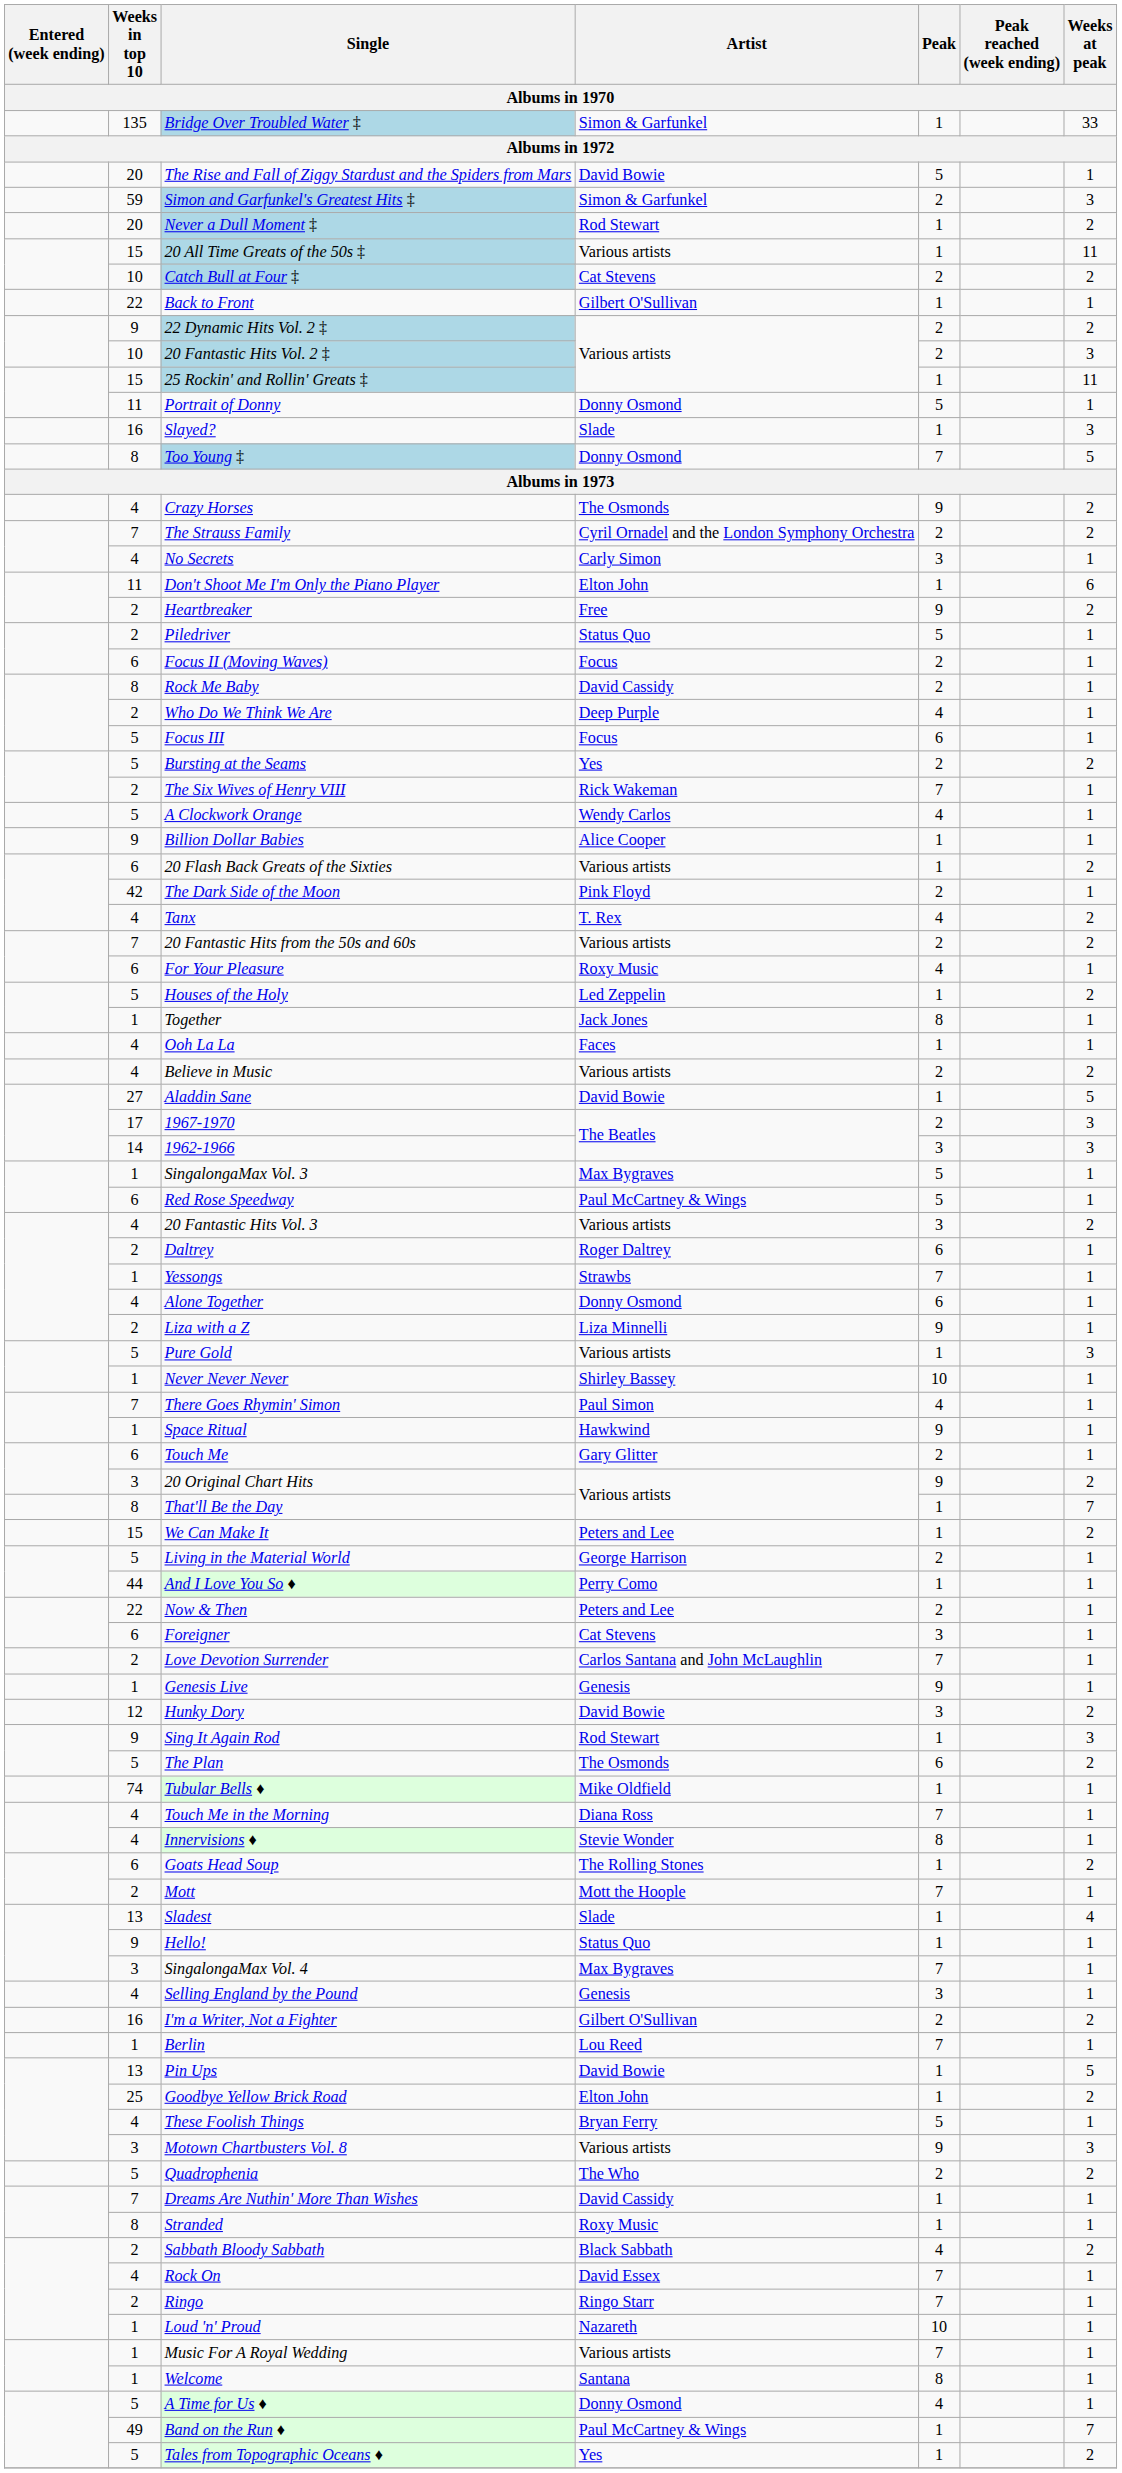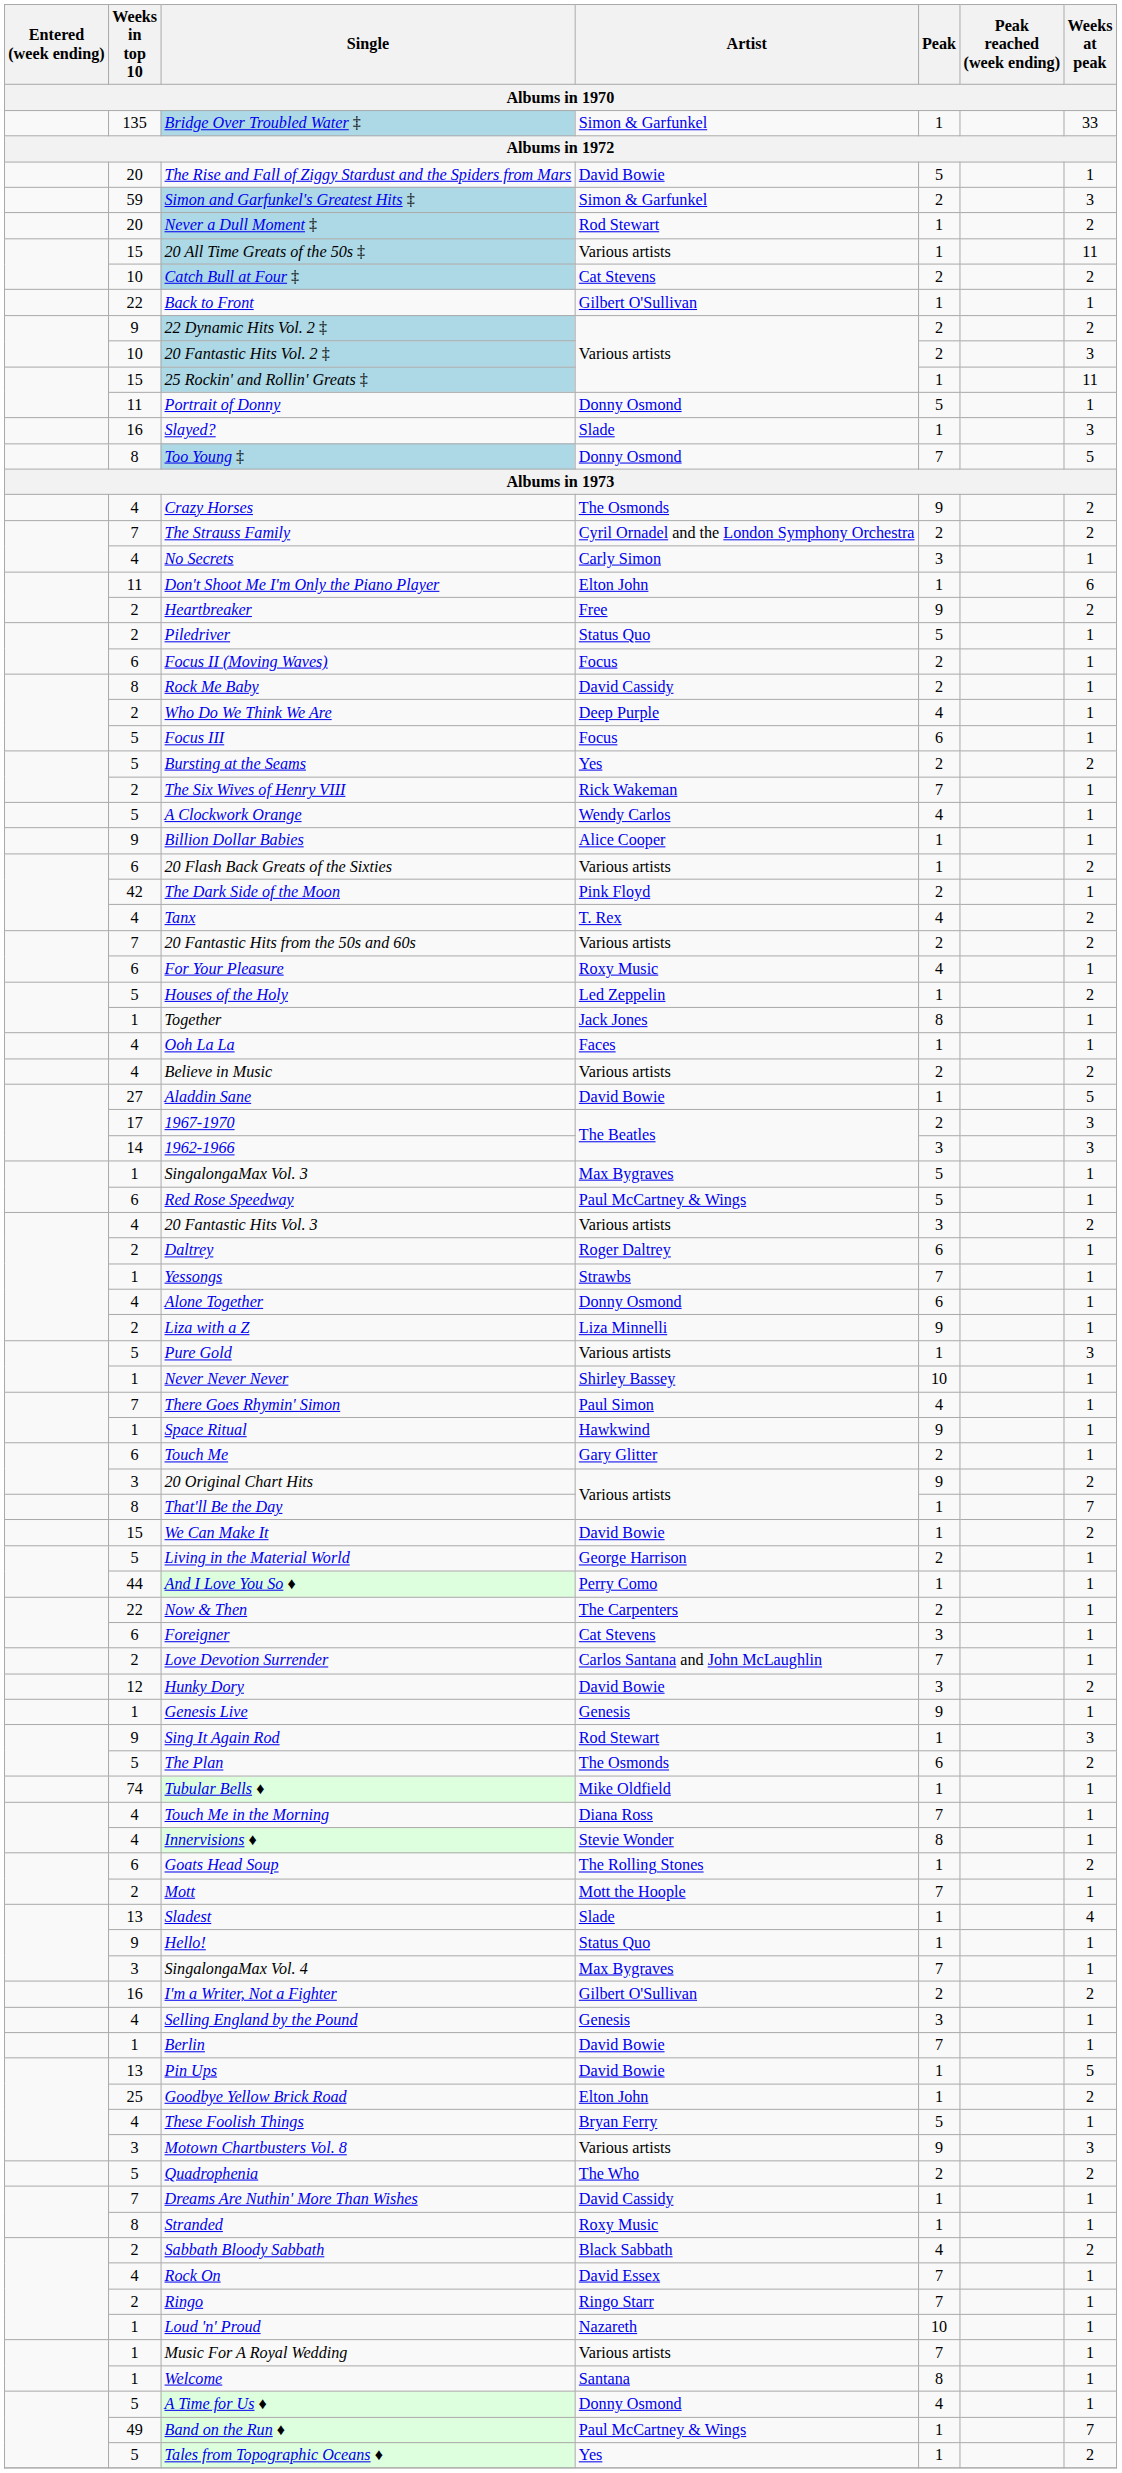(626, 1532) Peters and Lee -> (622, 1532) David Bowie
(626, 1609) Peters and Lee -> (628, 1609) The Carpenters
rows swapped: (204, 1712) <-> (206, 1686)
rows swapped: (251, 2019) <-> (261, 1994)
(610, 2045) Lou Reed -> (622, 2045) David Bowie
